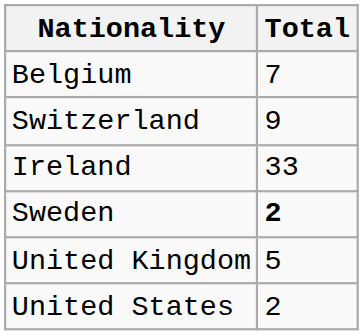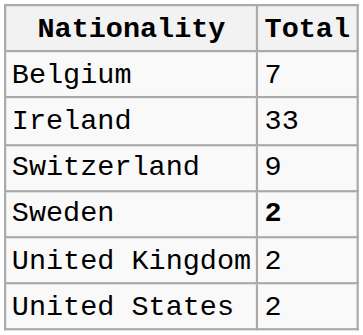rows swapped: (72, 167) <-> (106, 121)
(273, 260) 5 -> (273, 260) 2
